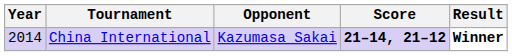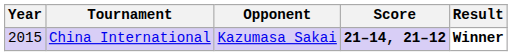(25, 39) 2014 -> (25, 39) 2015
